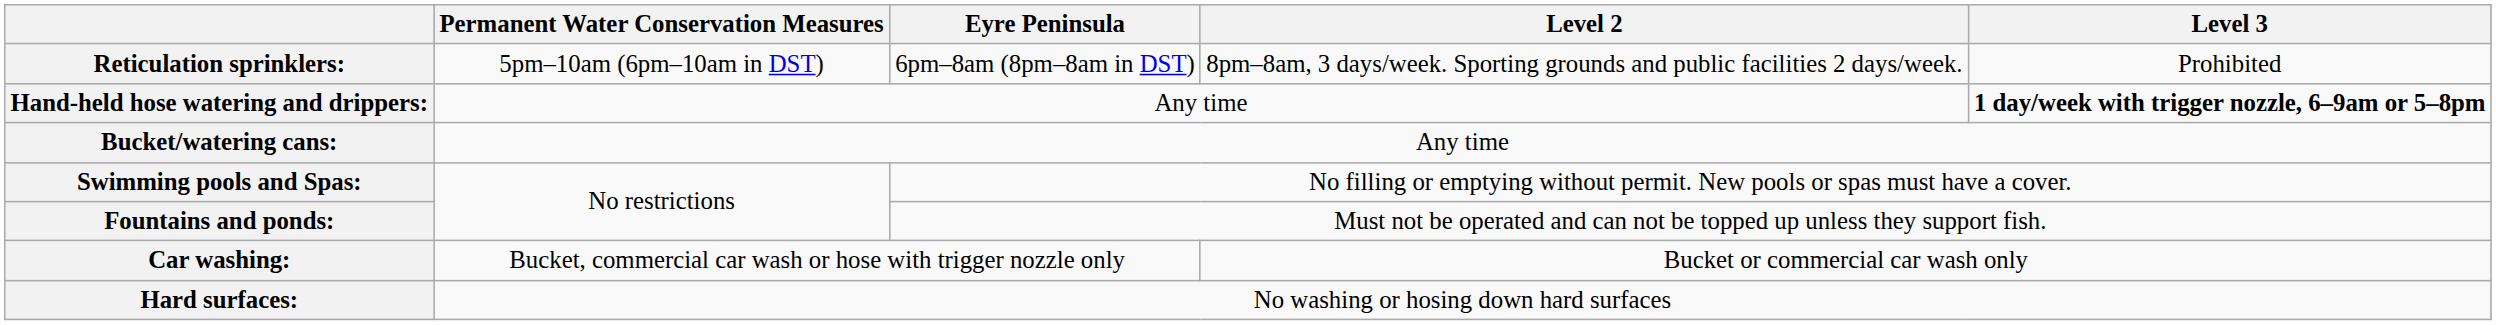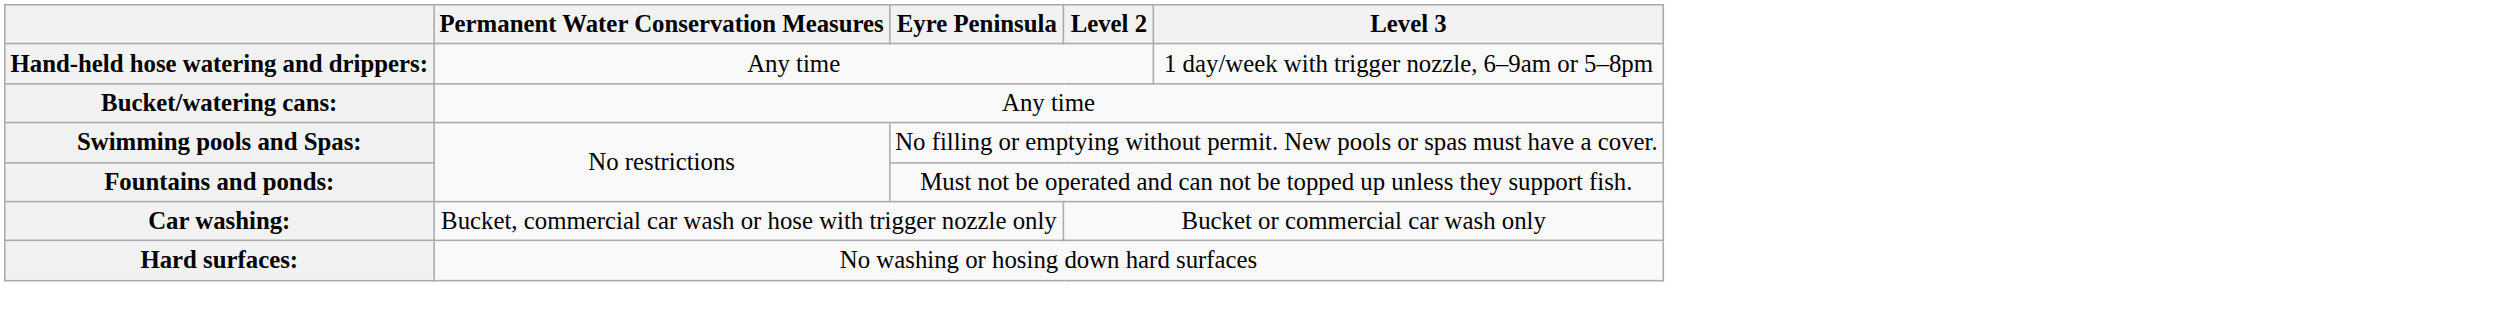- row: (219, 63)
(2230, 102) bold -> (1408, 63) normal
